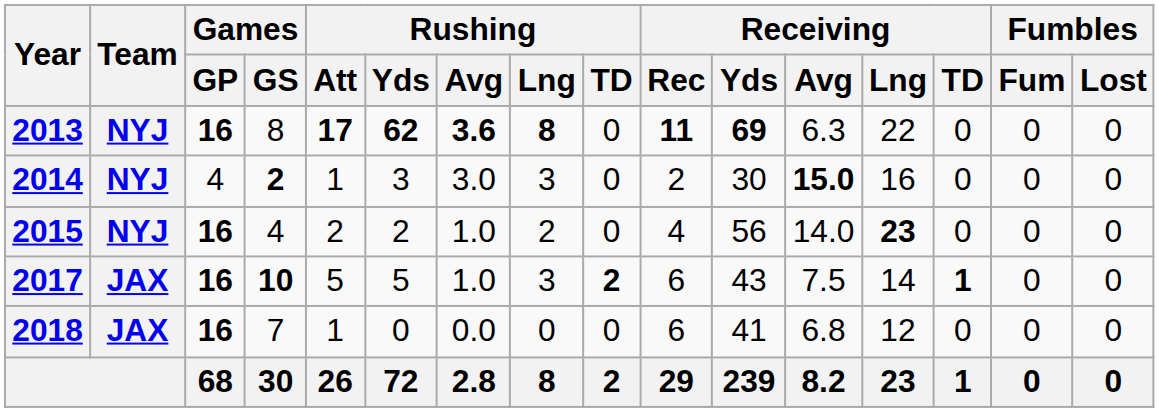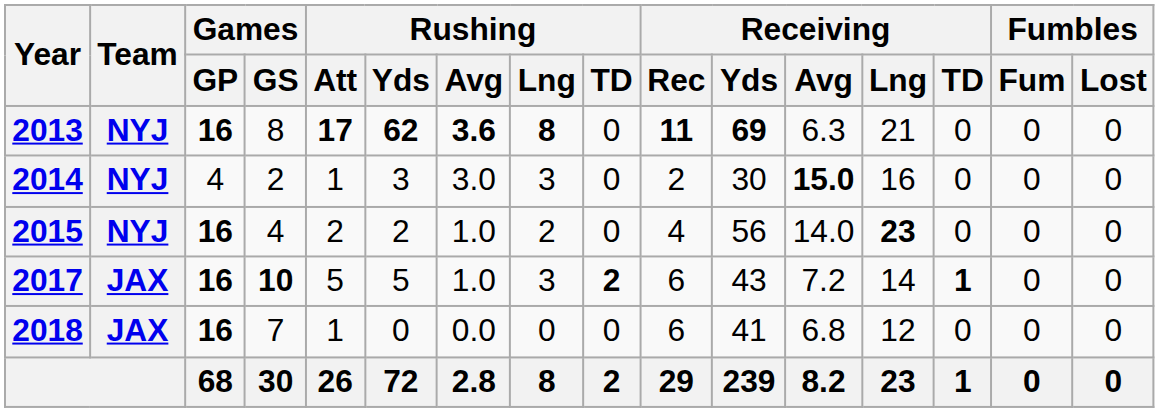(898, 130) 22 -> (898, 130) 21
(276, 180) bold -> (276, 180) normal
(824, 280) 7.5 -> (824, 280) 7.2
